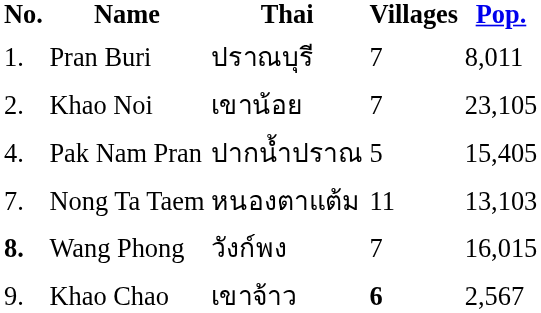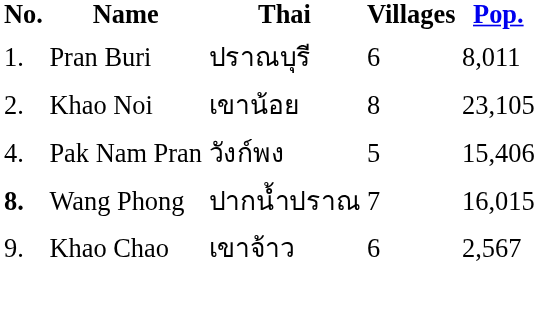(376, 56) 7 -> (374, 56) 6
(376, 104) 7 -> (374, 104) 8
(287, 153) ปากน้ำปราณ -> (246, 153) วังก์พง
(501, 152) 15,405 -> (498, 152) 15,406
- row: (127, 200)
(249, 248) วังก์พง -> (284, 200) ปากน้ำปราณ
(376, 295) bold -> (374, 247) normal
